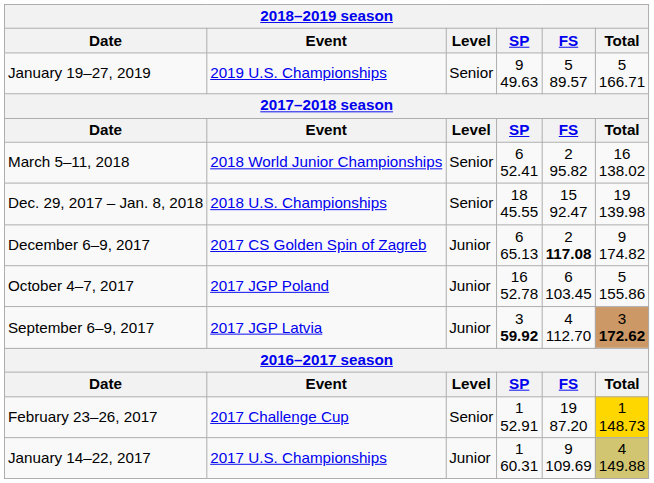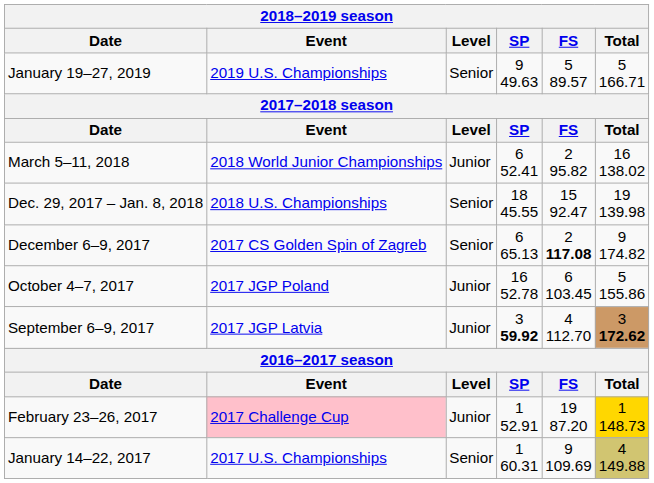(471, 162) Senior -> (470, 162) Junior
(470, 245) Junior -> (471, 245) Senior
(279, 416) no background -> (279, 416) pink background
(471, 416) Senior -> (470, 416) Junior
(470, 458) Junior -> (471, 458) Senior
